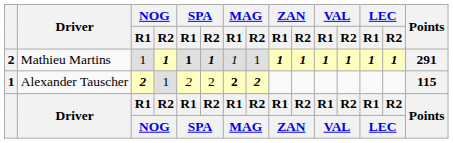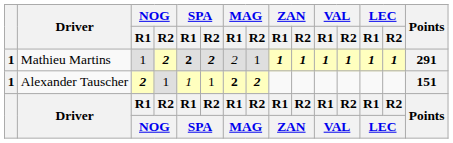(11, 59) 2 -> (11, 59) 1
(166, 59) 1 -> (166, 59) 2
(189, 59) 1 -> (189, 59) 2
(211, 59) 1 -> (211, 59) 2
(234, 59) 1 -> (234, 59) 2
(189, 81) 2 -> (189, 81) 1
(211, 81) 2 -> (211, 81) 1
(427, 81) 115 -> (427, 81) 151
